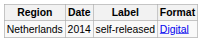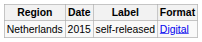(79, 29) 2014 -> (79, 29) 2015
